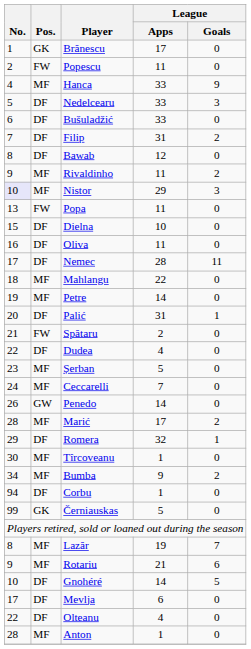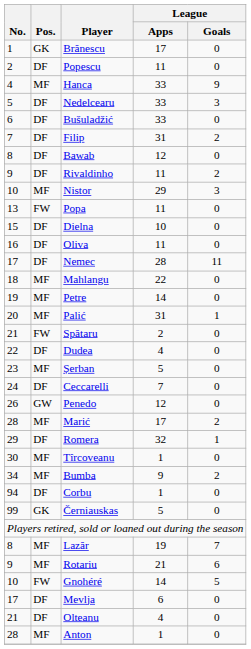(42, 66) FW -> (40, 66) DF
(41, 173) MF -> (40, 173) DF
(13, 191) lavender background -> (13, 191) no background
(40, 315) DF -> (41, 315) MF
(41, 386) MF -> (40, 386) DF
(160, 404) 14 -> (160, 404) 12
(40, 581) DF -> (42, 581) FW
(13, 617) 22 -> (13, 617) 21
